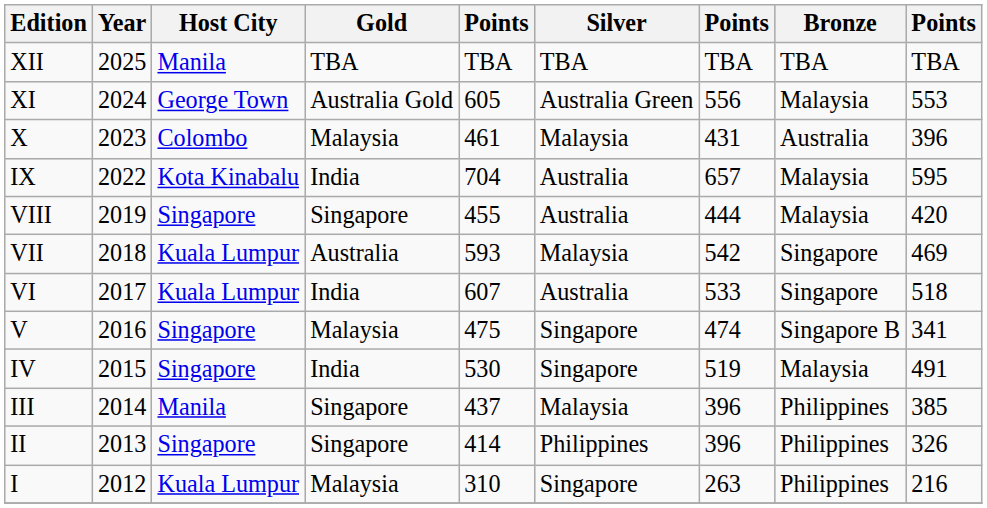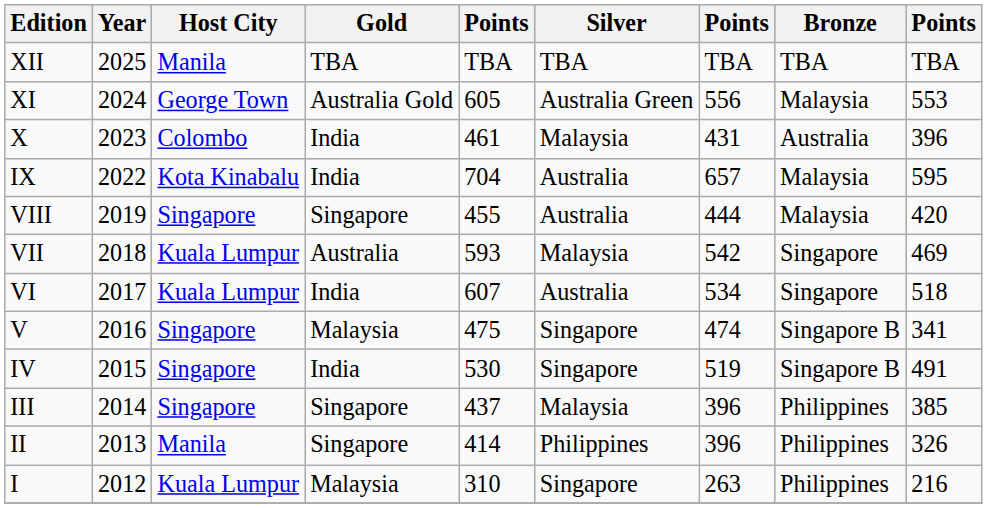(354, 138) Malaysia -> (335, 138) India
(723, 291) 533 -> (723, 291) 534
(824, 368) Malaysia -> (840, 368) Singapore B
(192, 406) Manila -> (206, 406) Singapore
(206, 445) Singapore -> (192, 445) Manila
